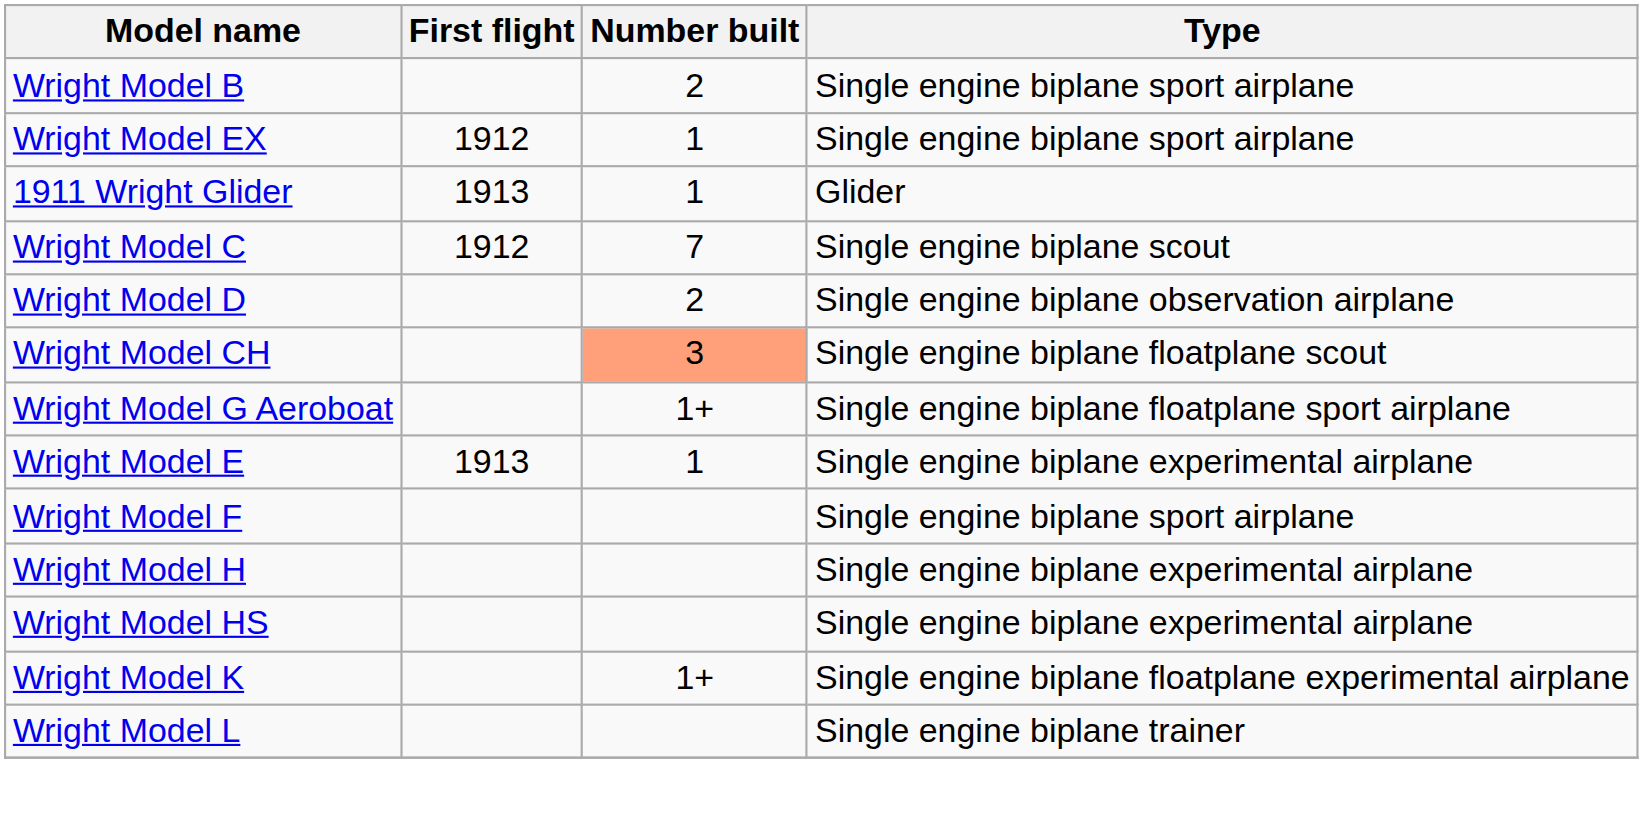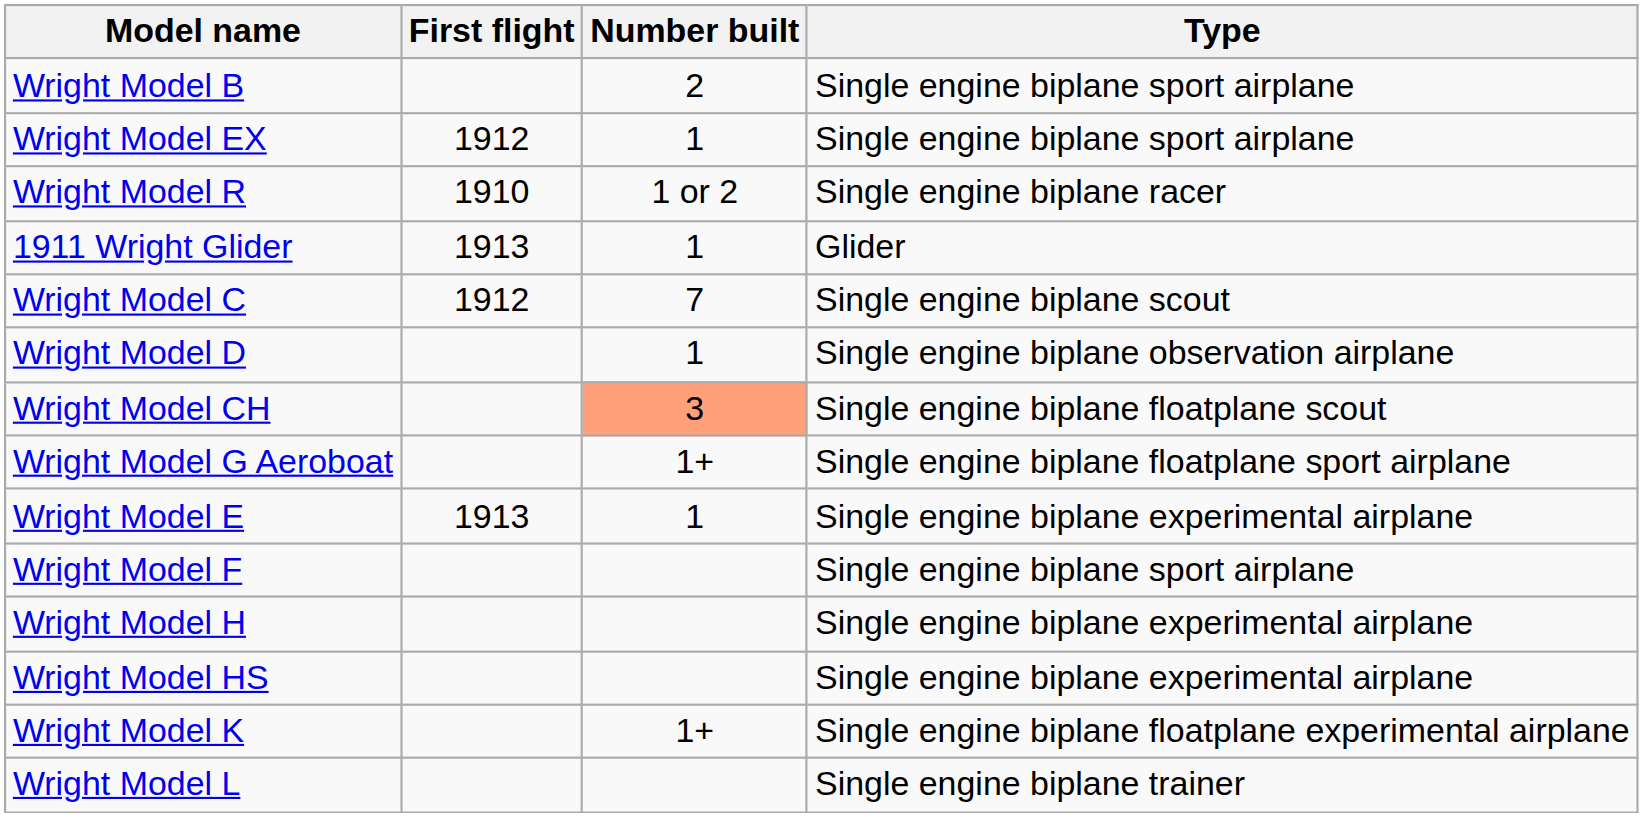+ row: (129, 192)
(695, 300) 2 -> (695, 354) 1
